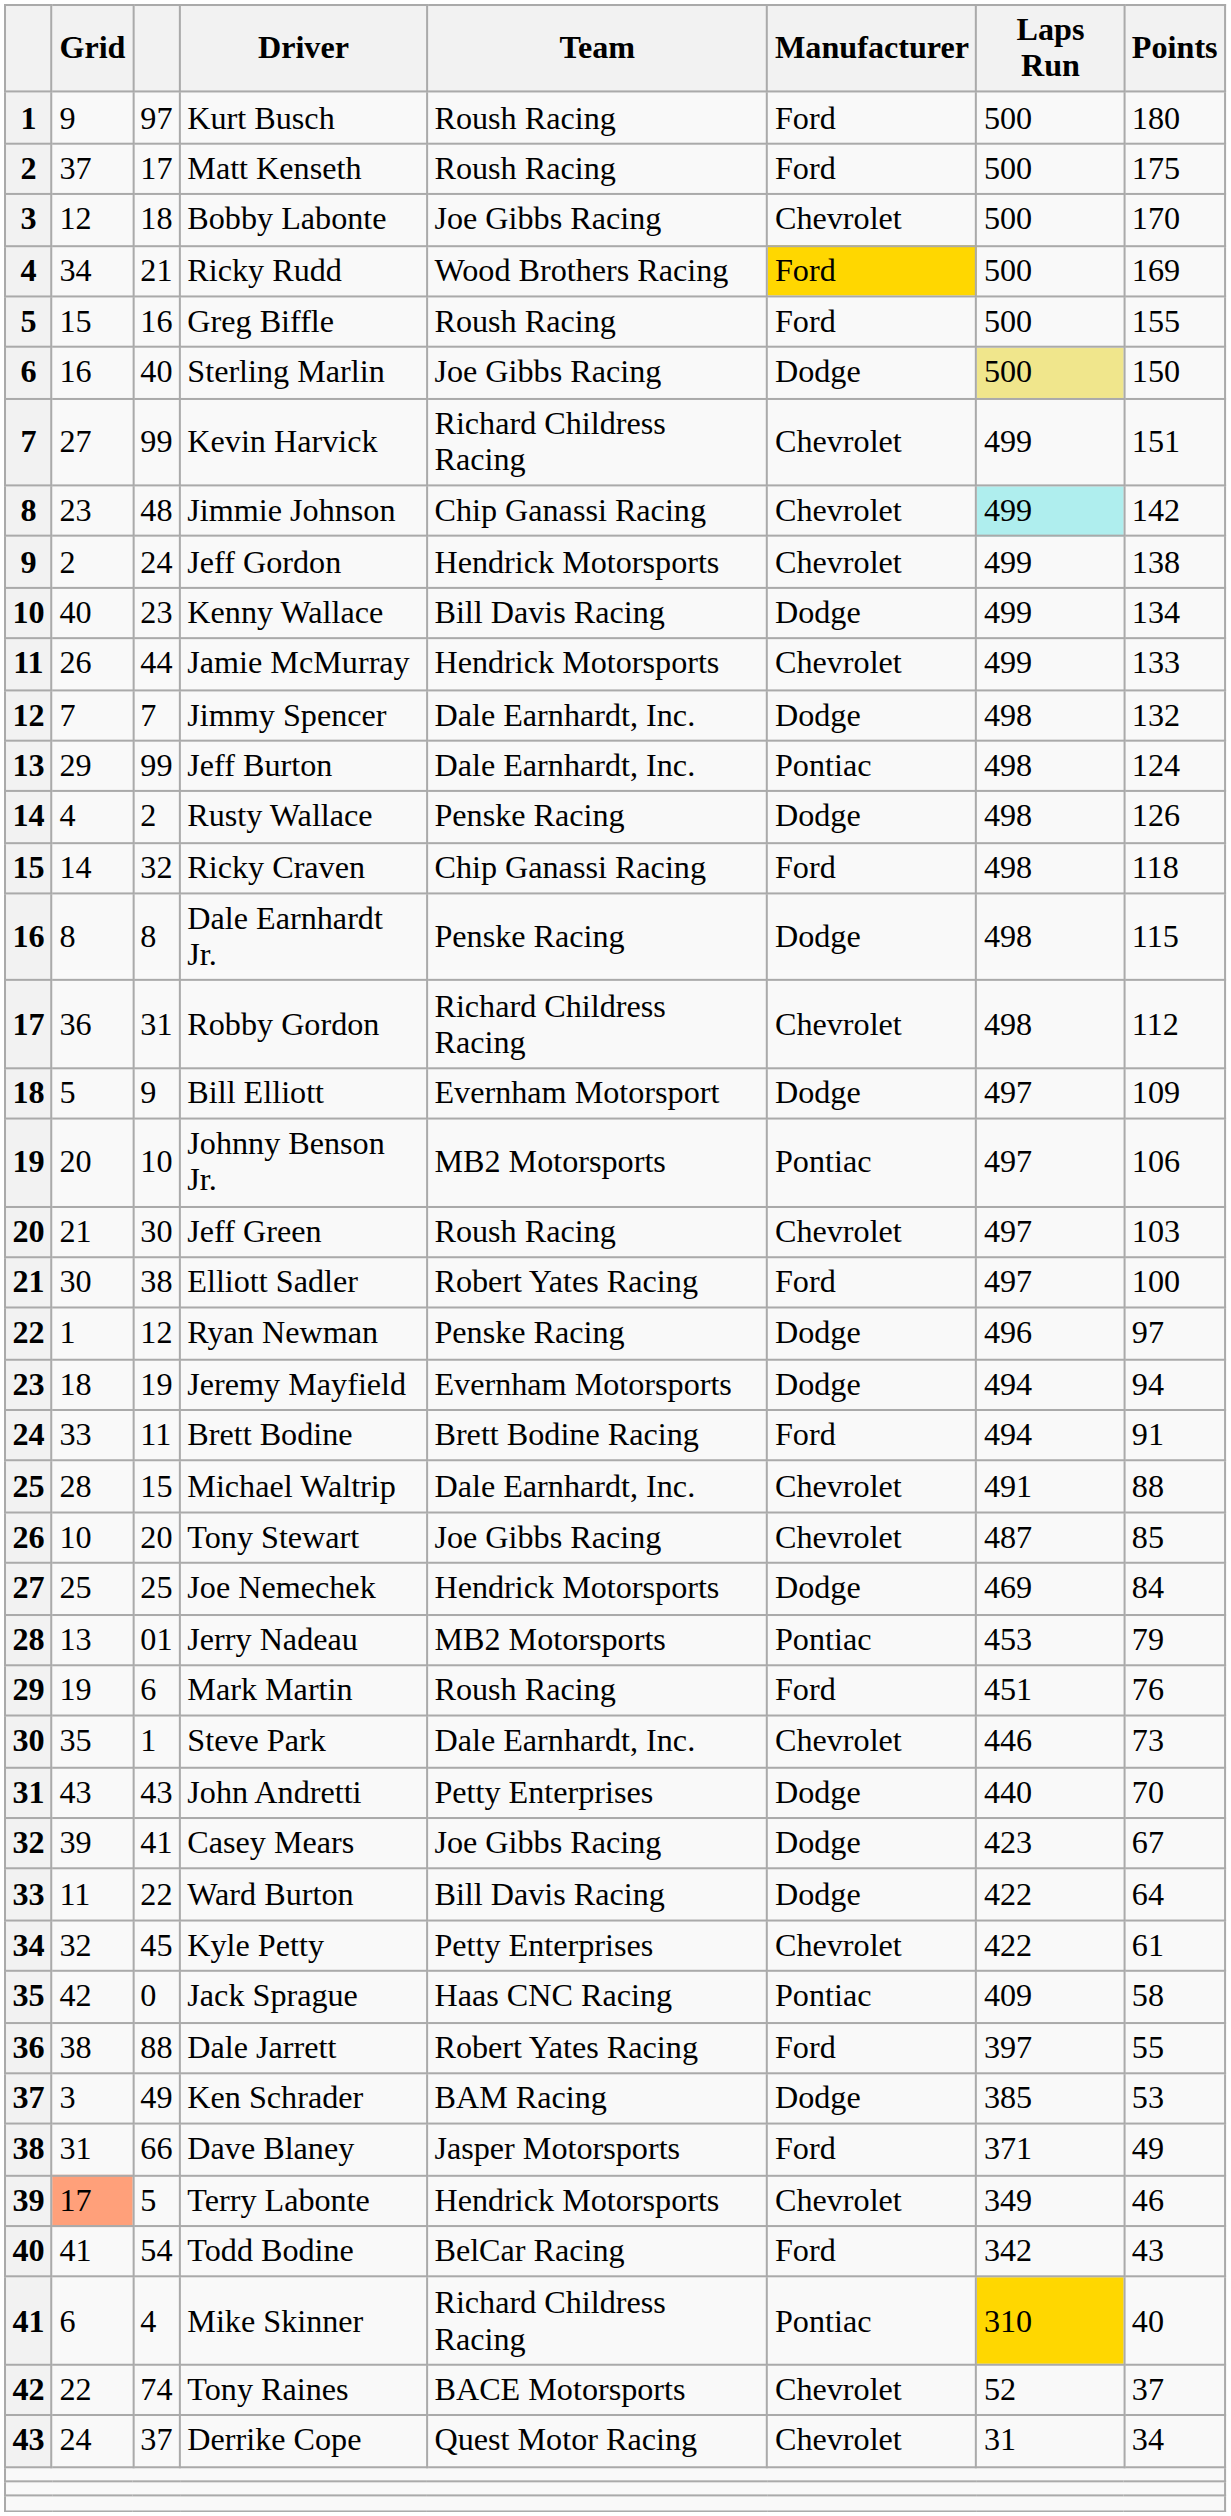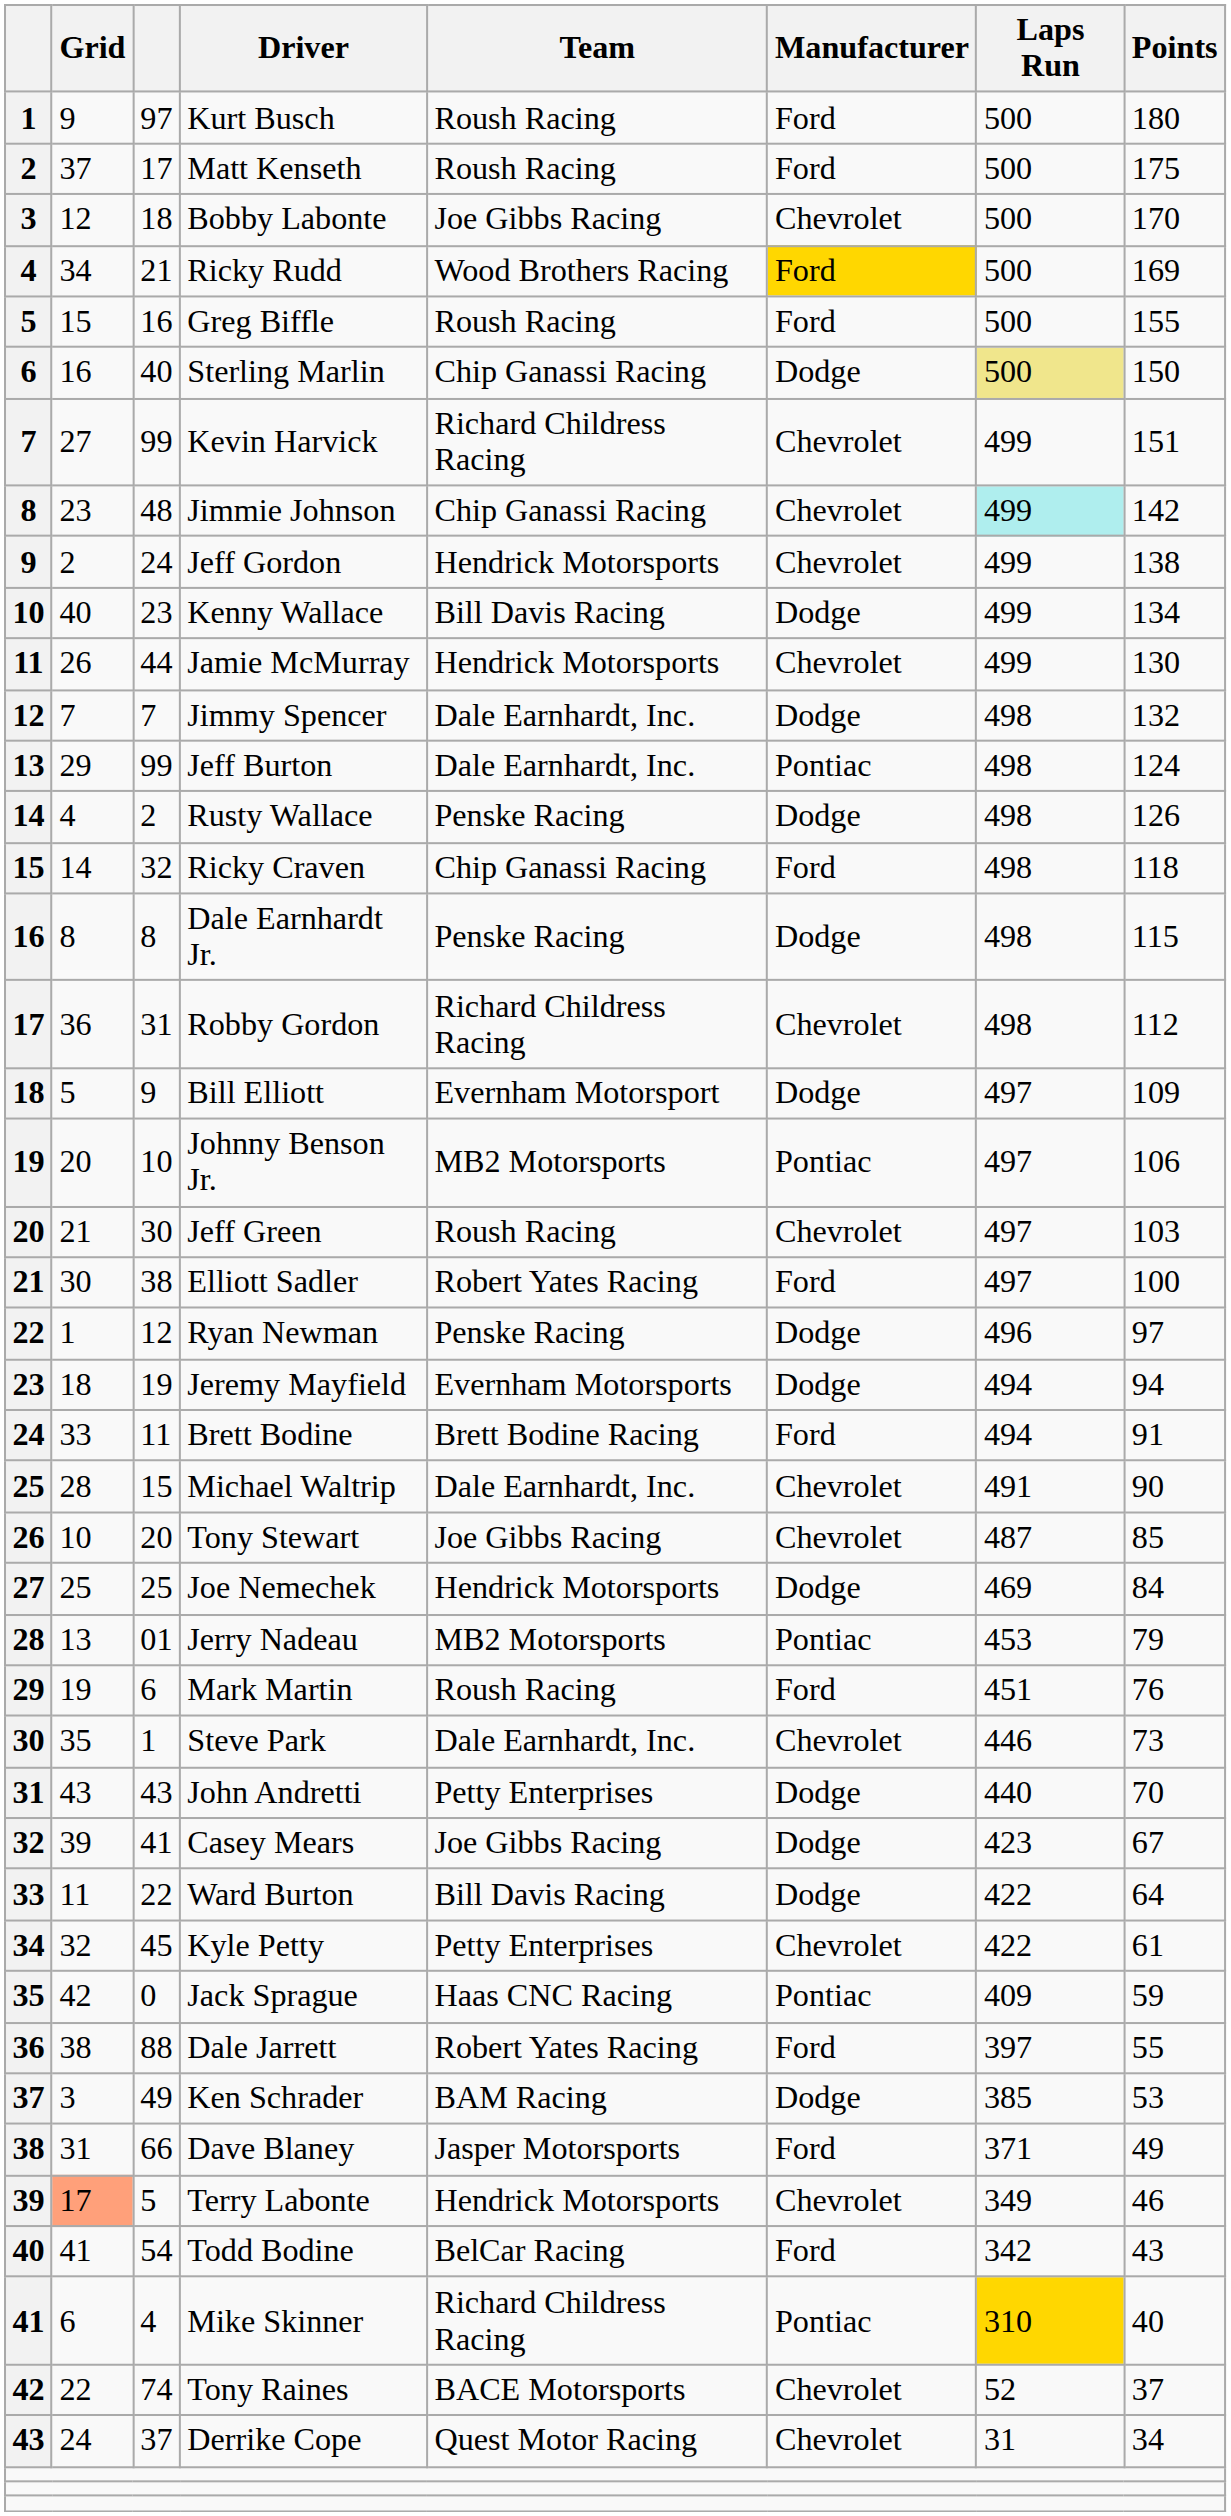(548, 372) Joe Gibbs Racing -> (570, 372) Chip Ganassi Racing
(1156, 663) 133 -> (1156, 663) 130
(1148, 1485) 88 -> (1148, 1485) 90
(1148, 1996) 58 -> (1148, 1996) 59
